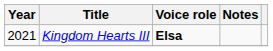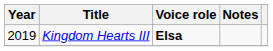(22, 35) 2021 -> (22, 35) 2019
